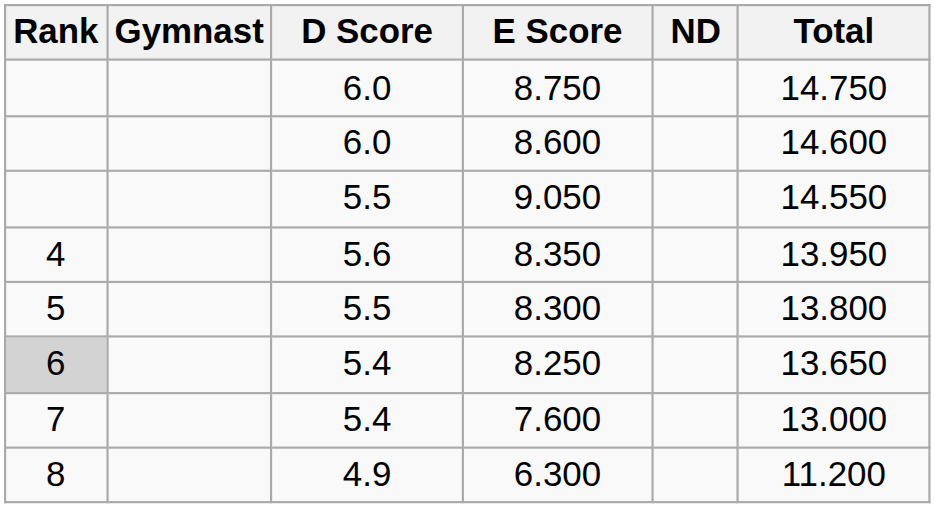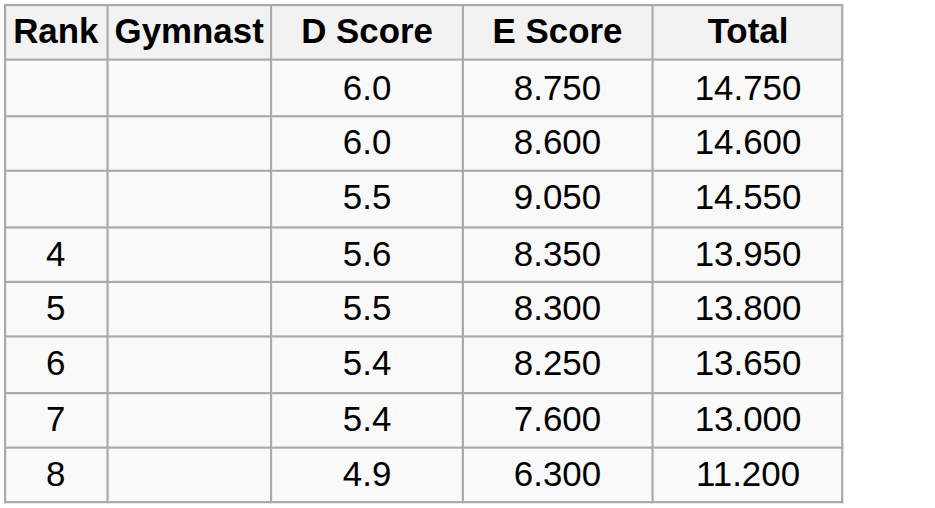- column: (696, 32)
(56, 364) lightgrey background -> (56, 364) no background
